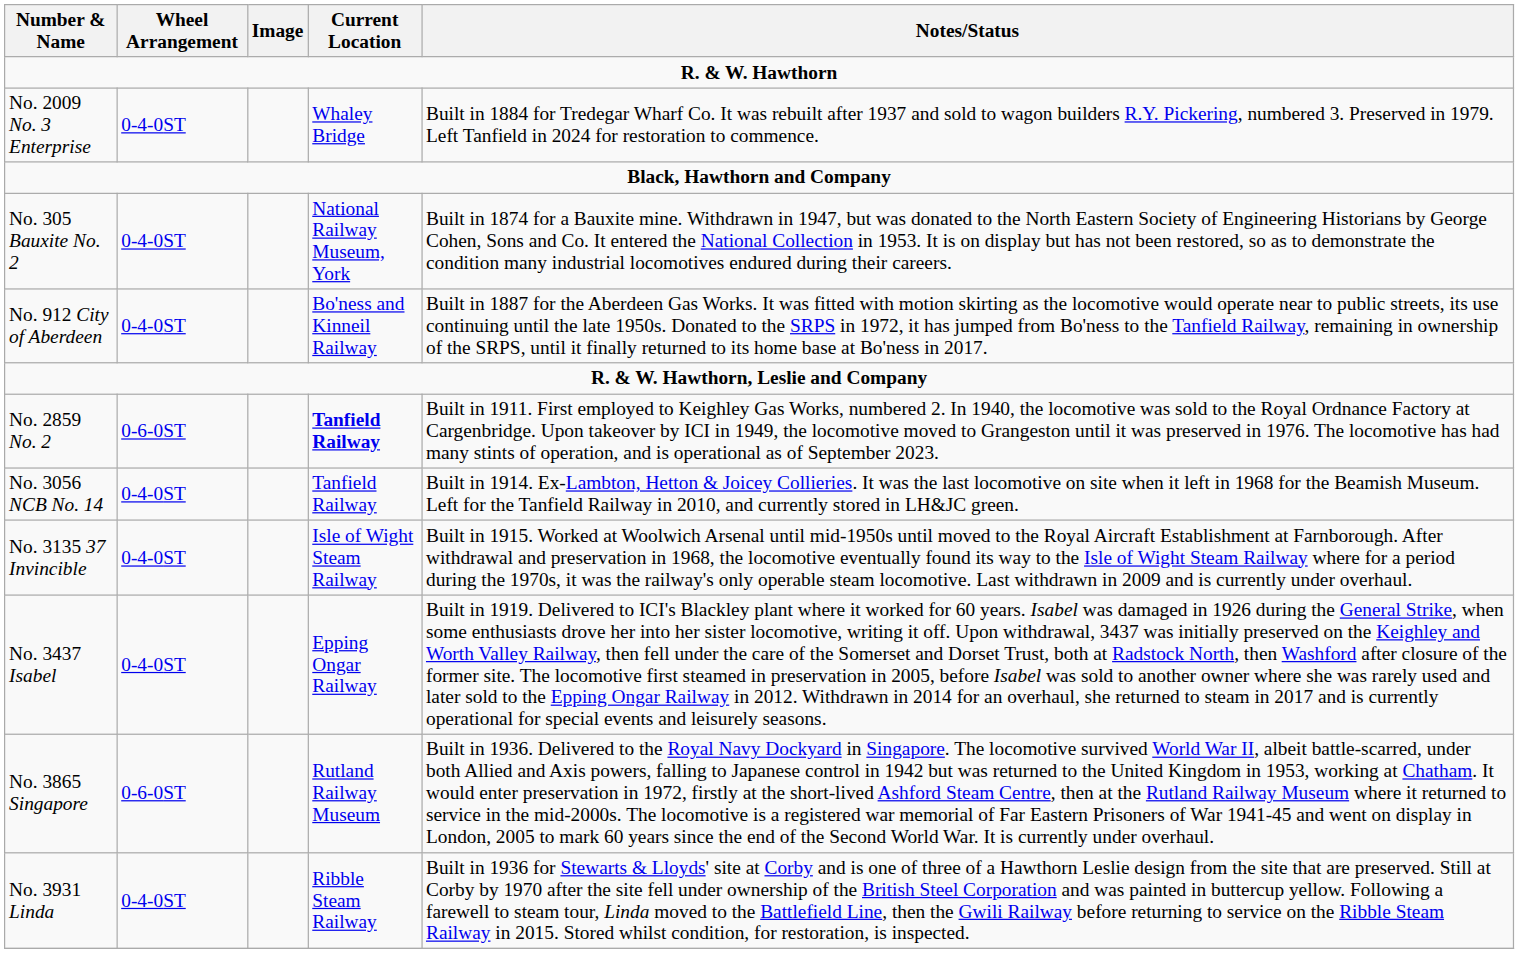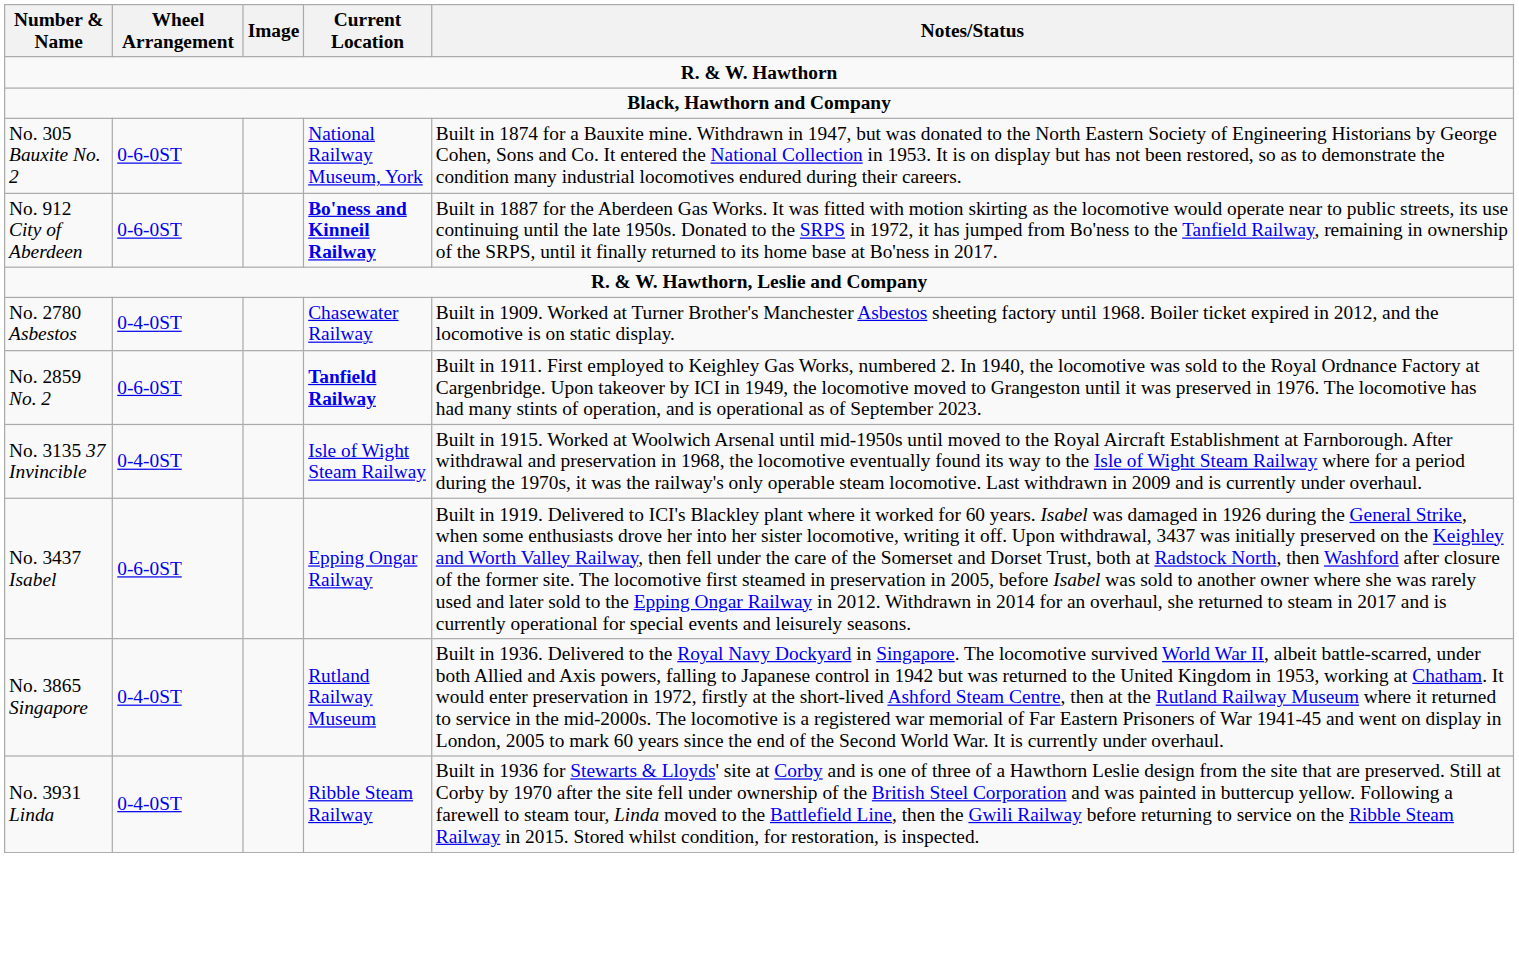- row: (50, 124)
(153, 240) 0-4-0ST -> (149, 155) 0-6-0ST
(153, 325) 0-4-0ST -> (149, 229) 0-6-0ST
(358, 325) normal -> (357, 229) bold
+ row: (45, 323)
- row: (56, 494)
(153, 664) 0-4-0ST -> (149, 568) 0-6-0ST
(153, 793) 0-6-0ST -> (149, 697) 0-4-0ST
